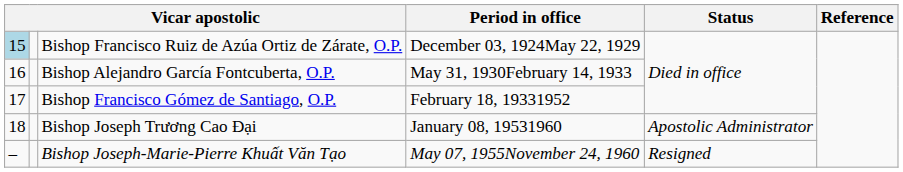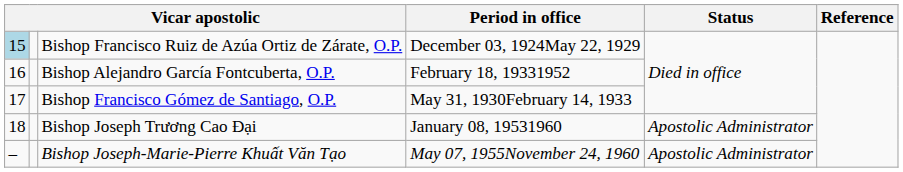(521, 72) May 31, 1930February 14, 1933 -> (490, 72) February 18, 19331952
(490, 99) February 18, 19331952 -> (521, 99) May 31, 1930February 14, 1933
(680, 153) Resigned -> (731, 153) Apostolic Administrator
